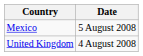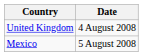rows swapped: (40, 43) <-> (22, 28)
